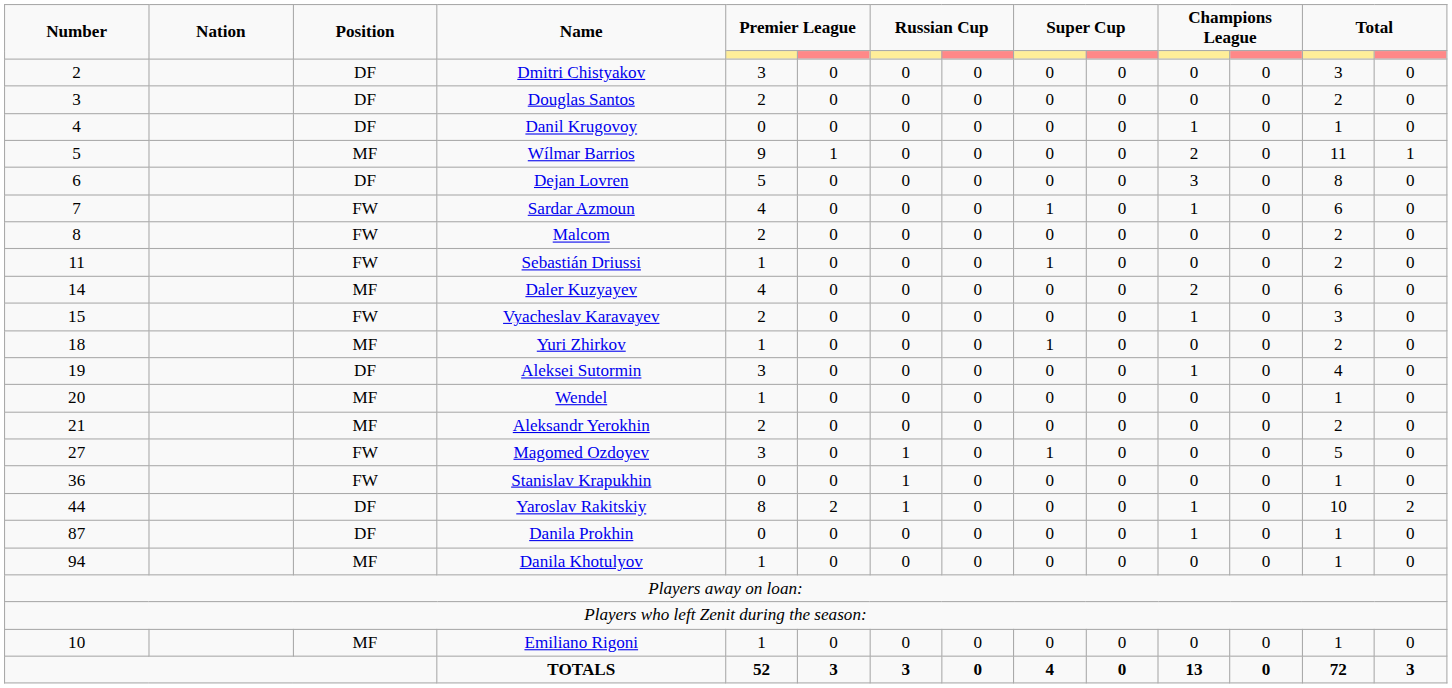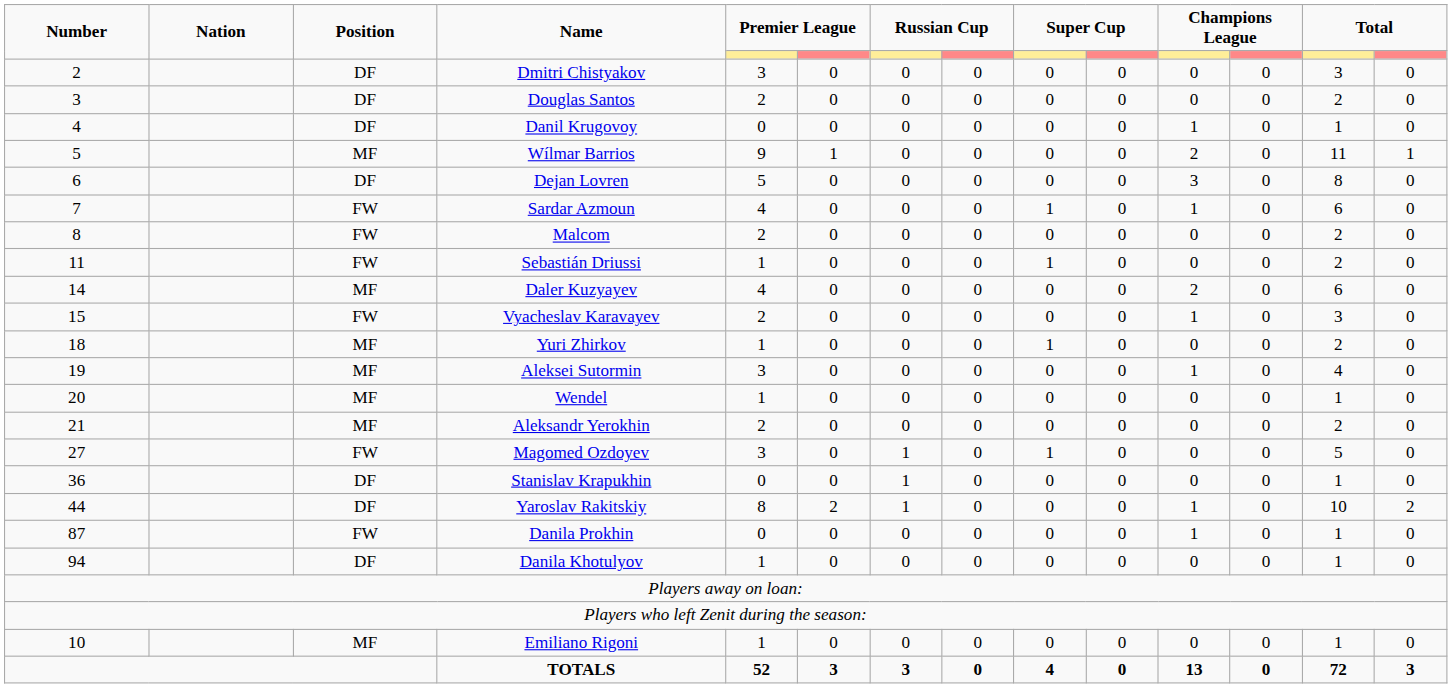(365, 371) DF -> (365, 371) MF
(365, 479) FW -> (365, 479) DF
(365, 533) DF -> (365, 533) FW
(365, 561) MF -> (365, 561) DF
